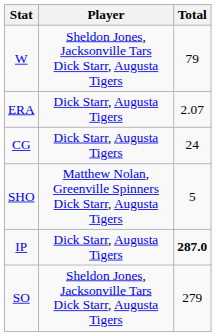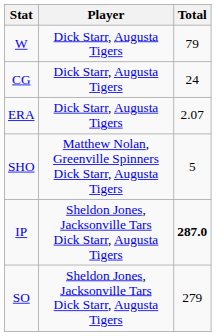(106, 58) Sheldon Jones, Jacksonville Tars Dick Starr, Augusta Tigers -> (106, 43) Dick Starr, Augusta Tigers
rows swapped: (21, 109) <-> (21, 145)
(106, 247) Dick Starr, Augusta Tigers -> (106, 232) Sheldon Jones, Jacksonville Tars Dick Starr, Augusta Tigers
